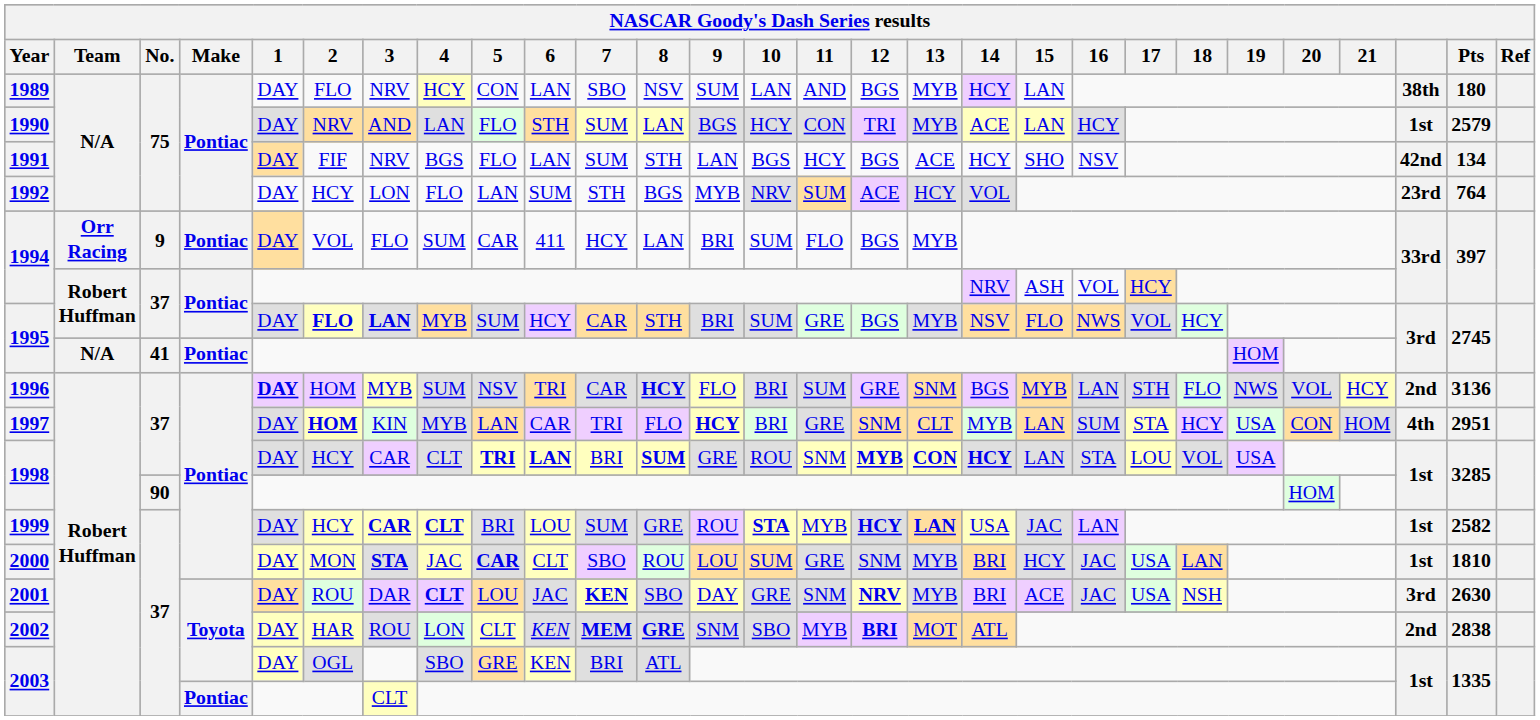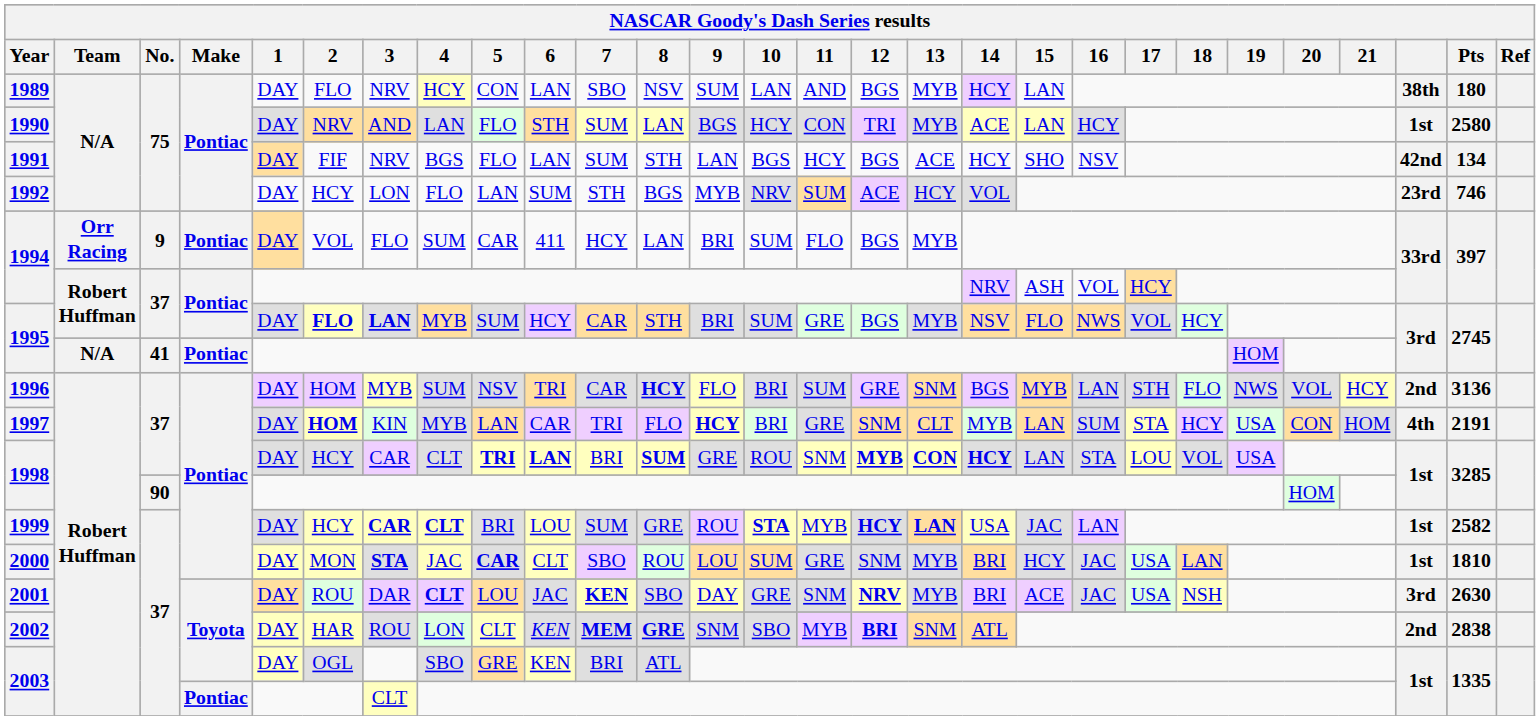(1471, 124) 2579 -> (1471, 124) 2580
(1471, 193) 764 -> (1471, 193) 746
(278, 389) bold -> (278, 389) normal
(1471, 423) 2951 -> (1471, 423) 2191
(935, 629) MOT -> (935, 629) SNM
